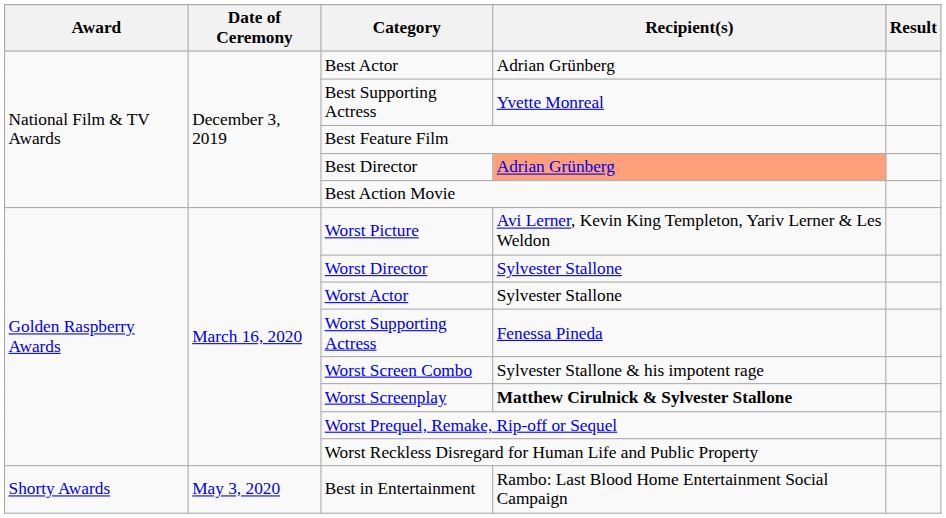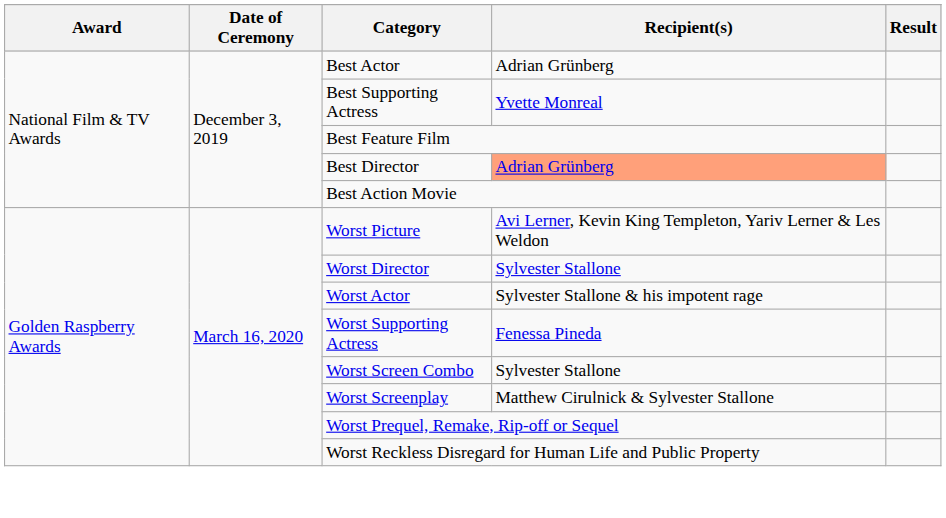(559, 295) Sylvester Stallone -> (629, 295) Sylvester Stallone & his impotent rage
(630, 370) Sylvester Stallone & his impotent rage -> (558, 370) Sylvester Stallone
(644, 397) bold -> (635, 397) normal
- row: (400, 489)
